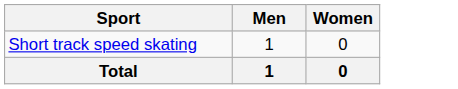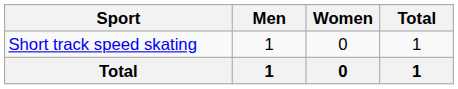+ column: (417, 18)
